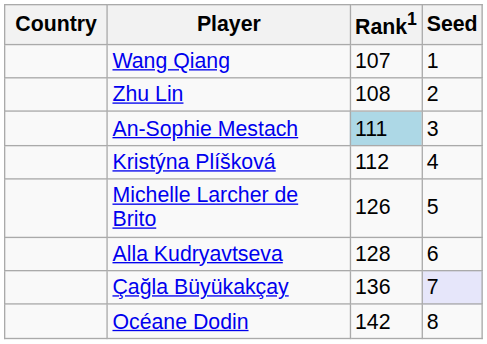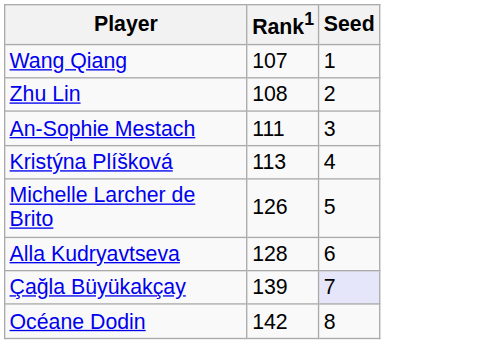- column: (56, 24)
(371, 128) lightblue background -> (268, 128) no background
(372, 162) 112 -> (269, 162) 113
(373, 287) 136 -> (270, 287) 139
